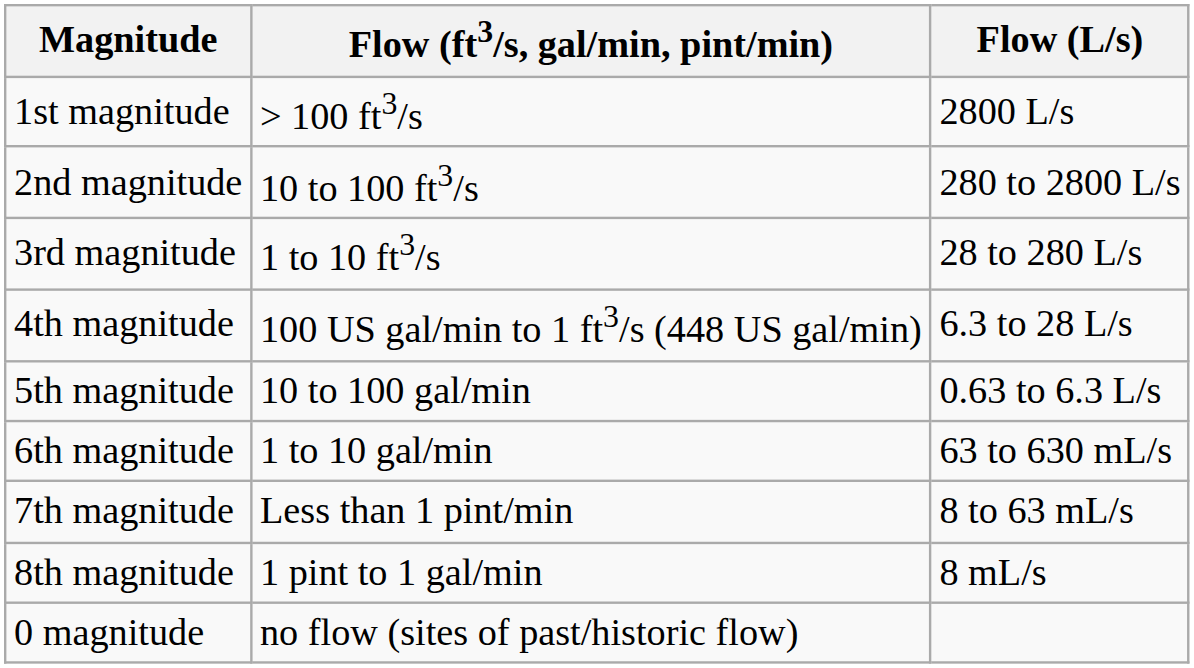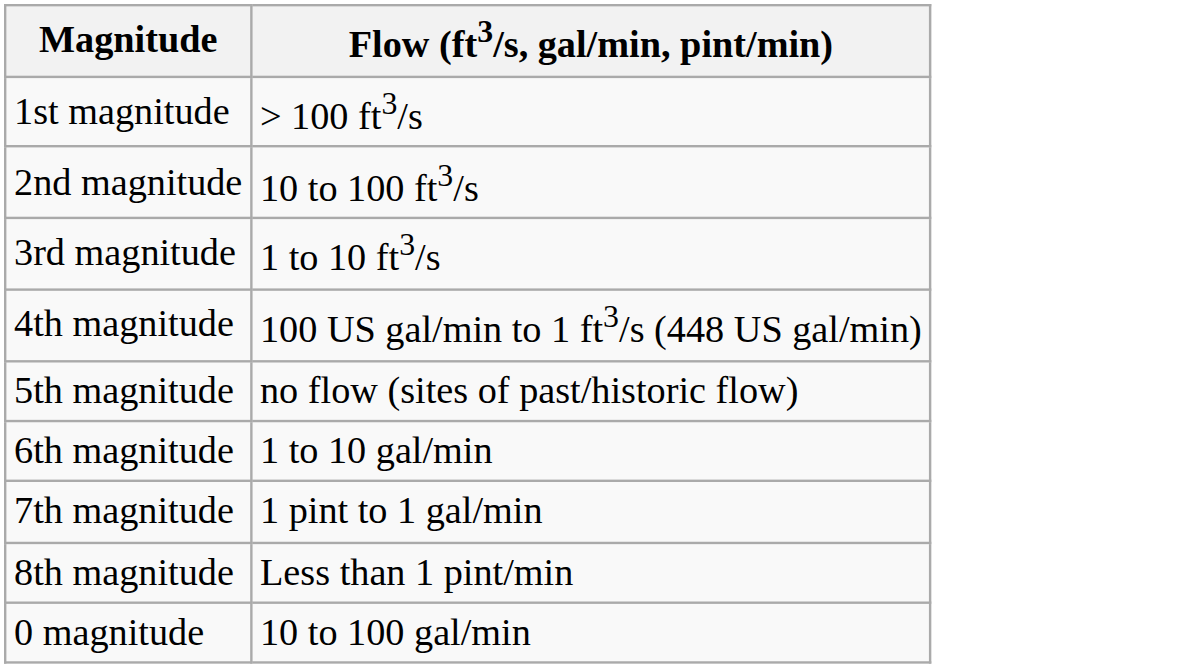- column: (1060, 39)
(395, 389) 10 to 100 gal/min -> (529, 389) no flow (sites of past/historic flow)
(417, 511) Less than 1 pint/min -> (401, 511) 1 pint to 1 gal/min
(401, 571) 1 pint to 1 gal/min -> (417, 571) Less than 1 pint/min
(529, 632) no flow (sites of past/historic flow) -> (395, 632) 10 to 100 gal/min
